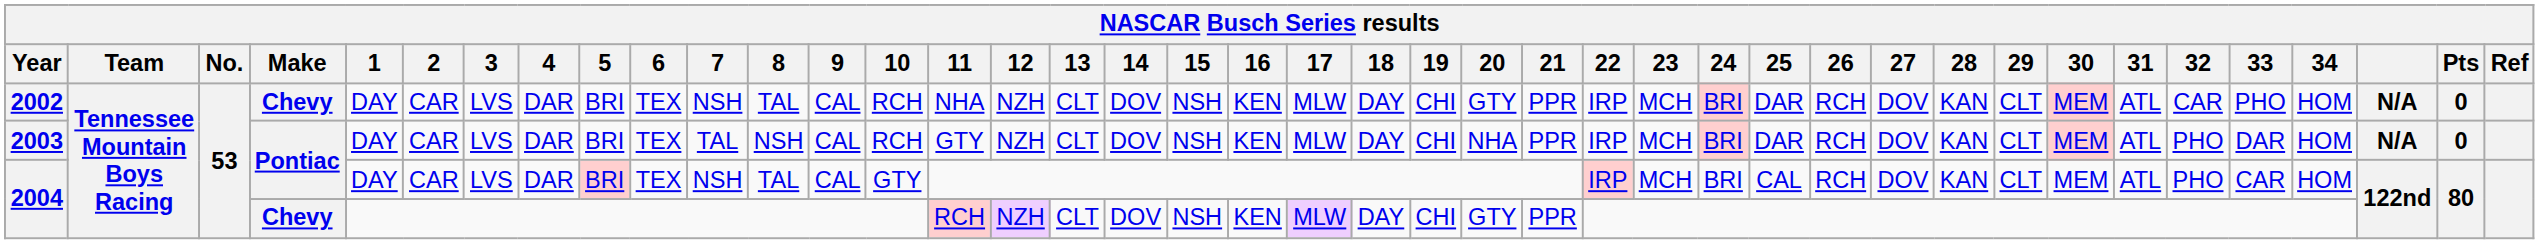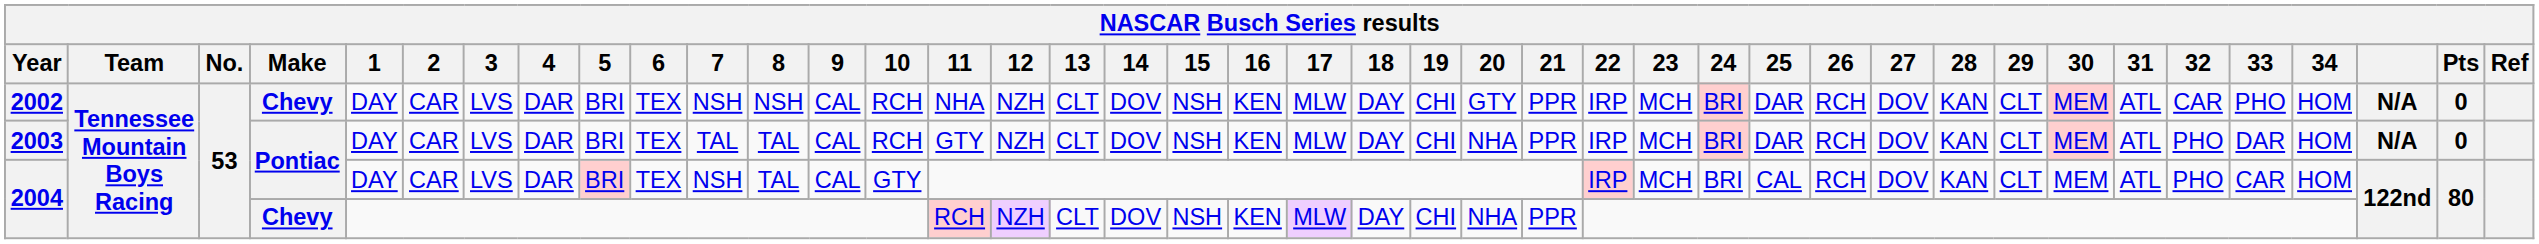(779, 102) TAL -> (779, 102) NSH
(779, 141) NSH -> (779, 141) TAL
(1492, 218) GTY -> (1492, 218) NHA
